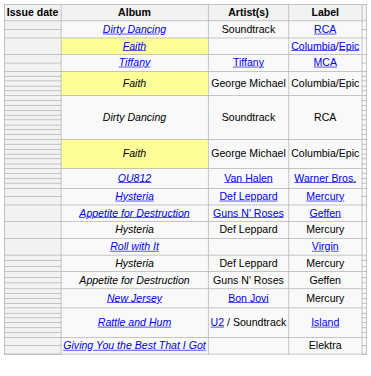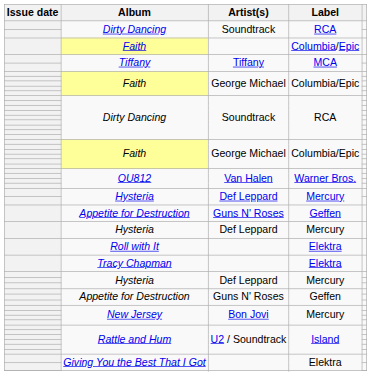(325, 246) Virgin -> (325, 246) Elektra
+ row: (135, 263)
